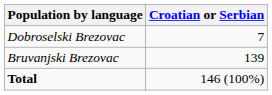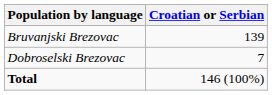rows swapped: (63, 57) <-> (66, 36)
